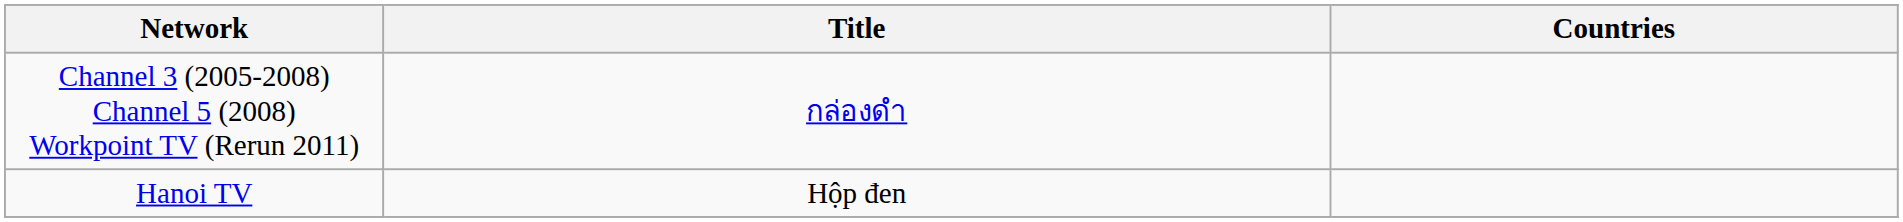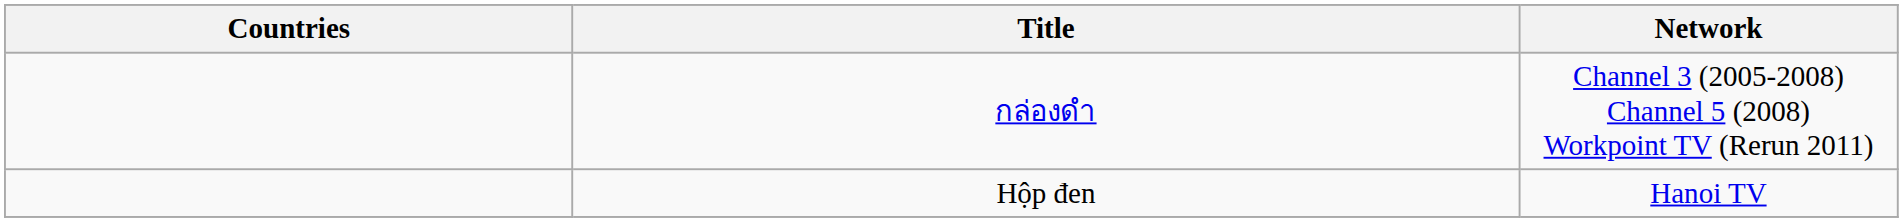columns swapped: (1614, 28) <-> (194, 28)
